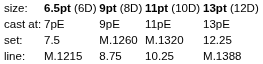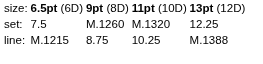- row: (23, 24)
